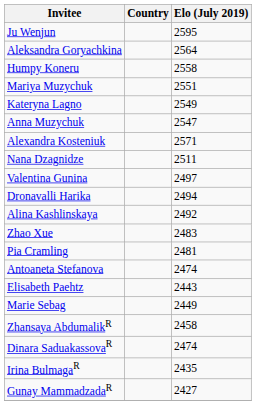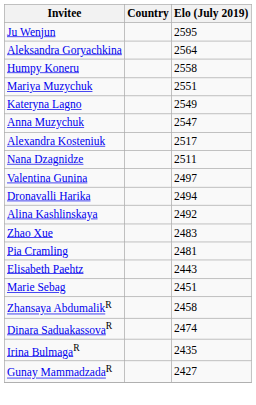(186, 141) 2571 -> (186, 141) 2517
- row: (55, 269)
(186, 305) 2449 -> (186, 287) 2451
